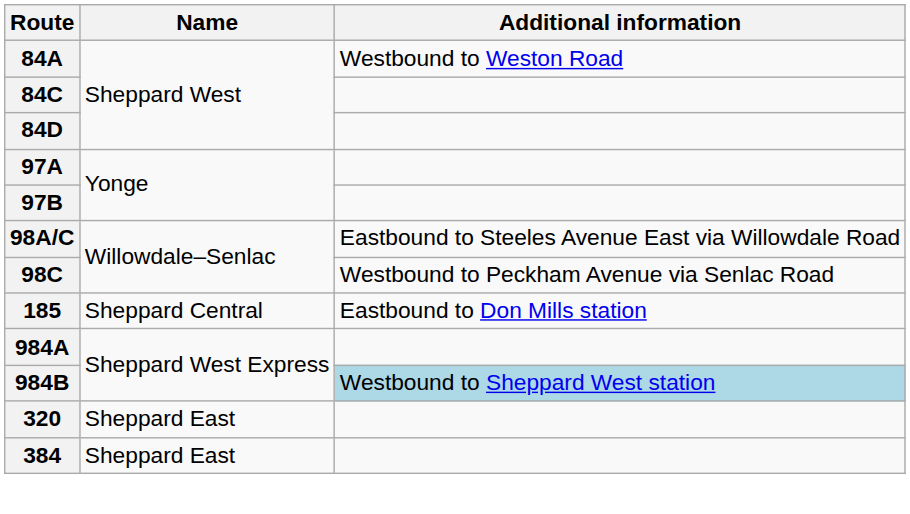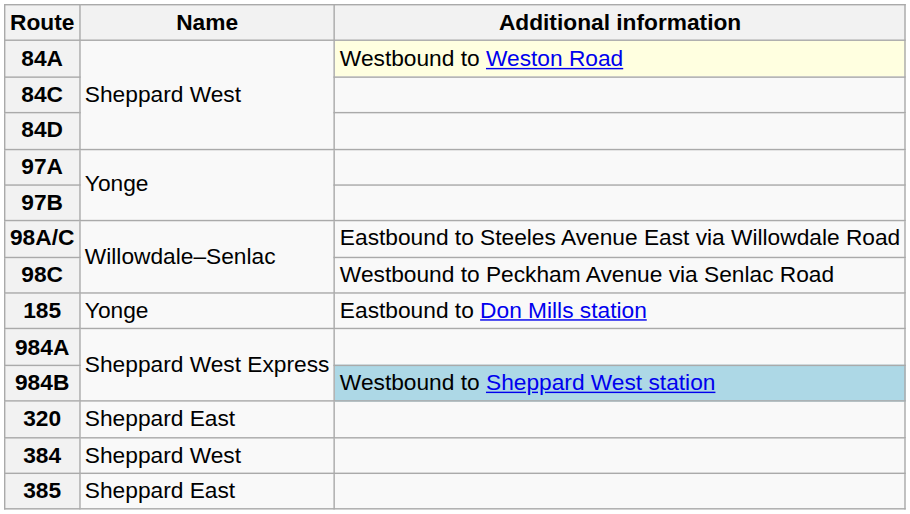(482, 58) no background -> (482, 58) lightyellow background
(174, 310) Sheppard Central -> (117, 310) Yonge
(160, 454) Sheppard East -> (163, 454) Sheppard West
+ row: (42, 490)
